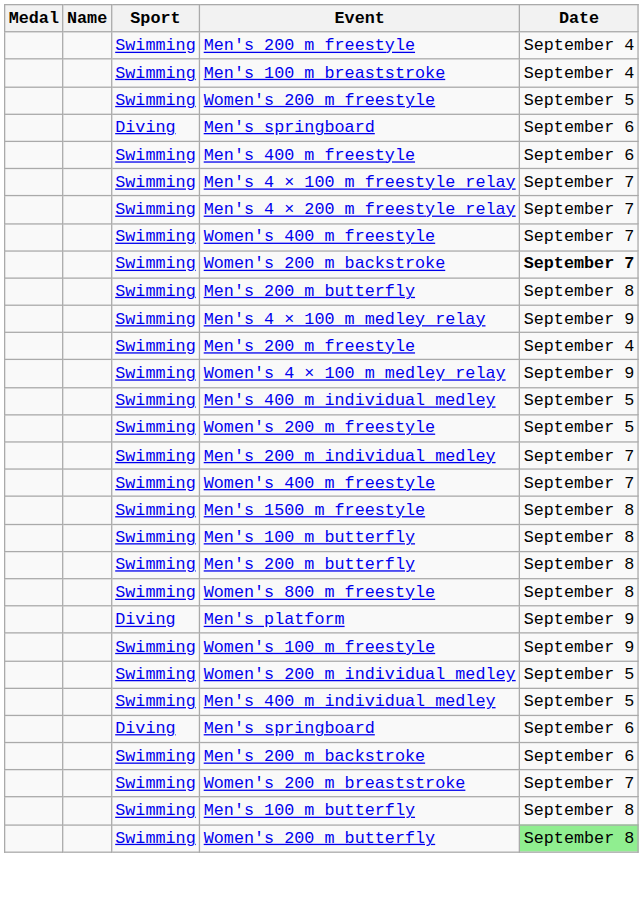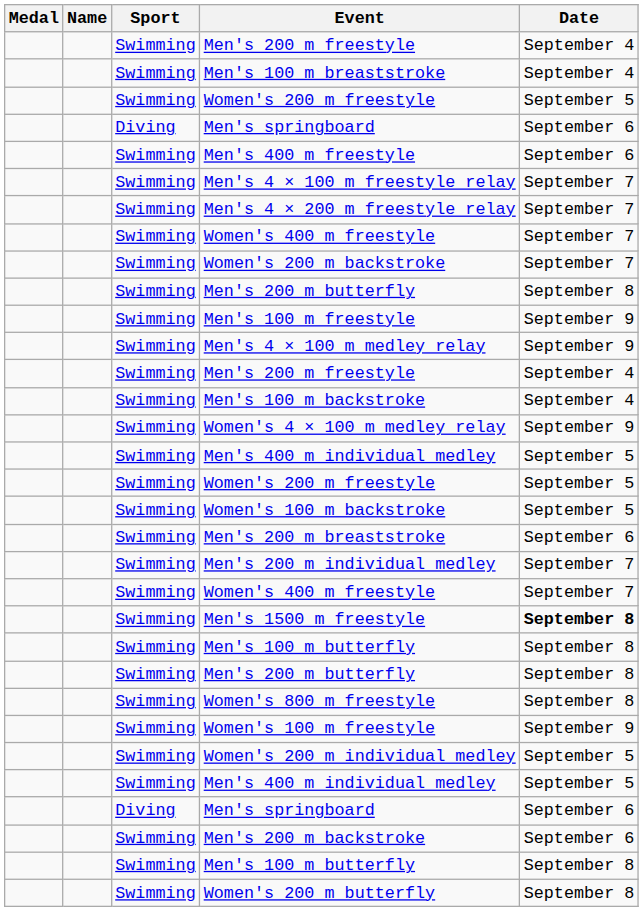(579, 264) bold -> (579, 264) normal
+ row: (155, 319)
+ row: (155, 401)
+ row: (155, 510)
+ row: (155, 538)
(579, 510) normal -> (579, 620) bold
- row: (145, 620)
- row: (155, 784)
(579, 838) lightgreen background -> (579, 893) no background
